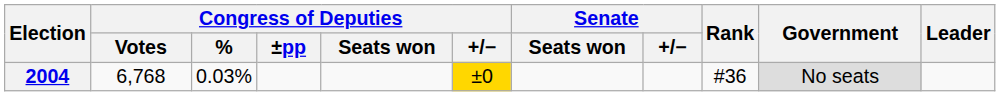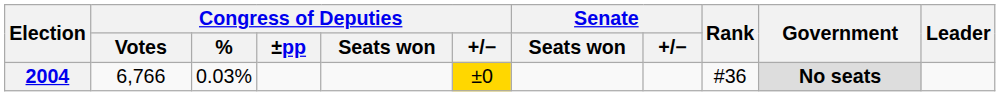(141, 76) 6,768 -> (141, 76) 6,766
(840, 76) normal -> (840, 76) bold
